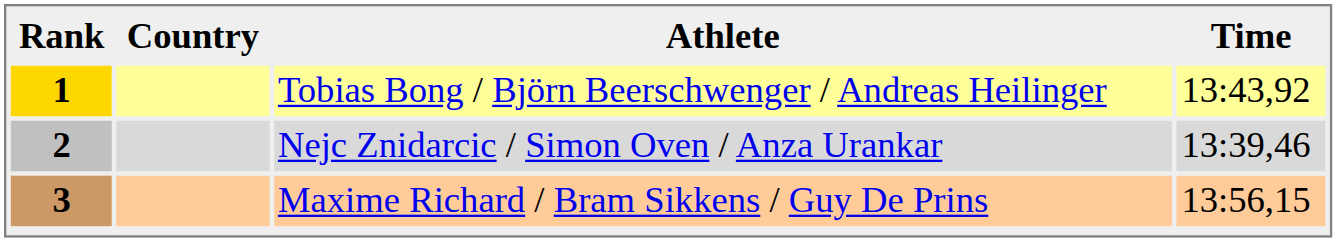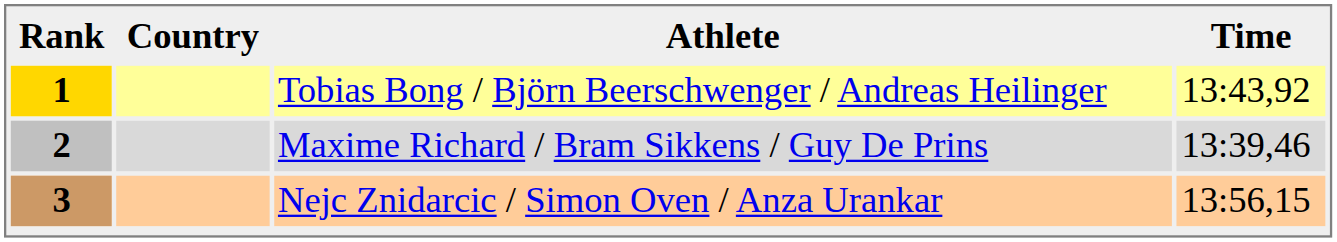(610, 145) Nejc Znidarcic / Simon Oven / Anza Urankar -> (633, 145) Maxime Richard / Bram Sikkens / Guy De Prins
(633, 200) Maxime Richard / Bram Sikkens / Guy De Prins -> (610, 200) Nejc Znidarcic / Simon Oven / Anza Urankar
